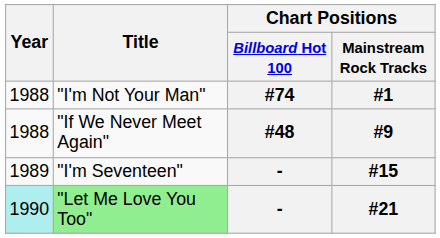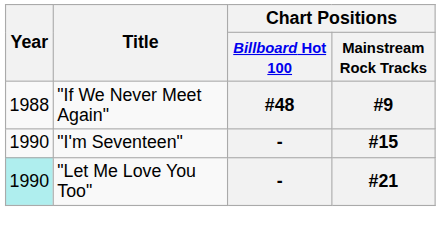- row: (383, 94)
(29, 171) 1989 -> (29, 143) 1990
(127, 209) lightgreen background -> (127, 181) no background
